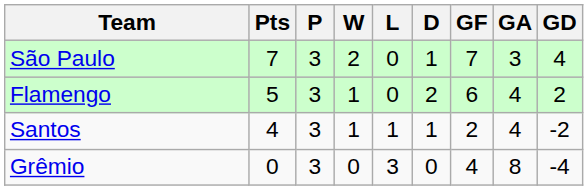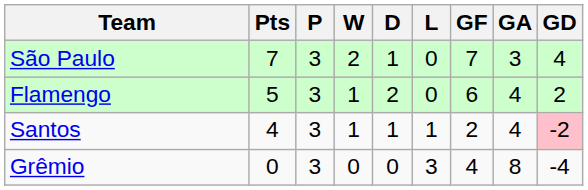columns swapped: (431, 22) <-> (393, 22)
(560, 130) no background -> (560, 130) pink background
